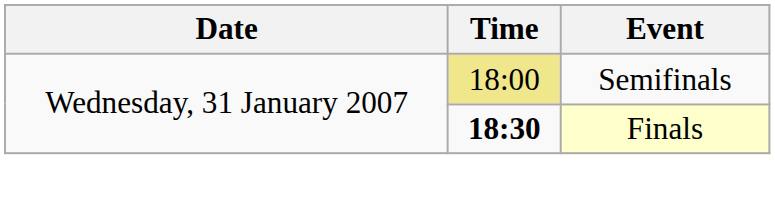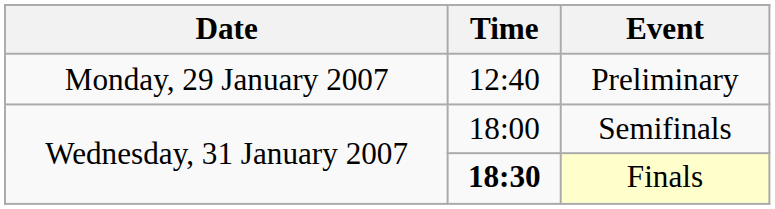+ row: (665, 78)
(504, 78) khaki background -> (504, 128) no background
